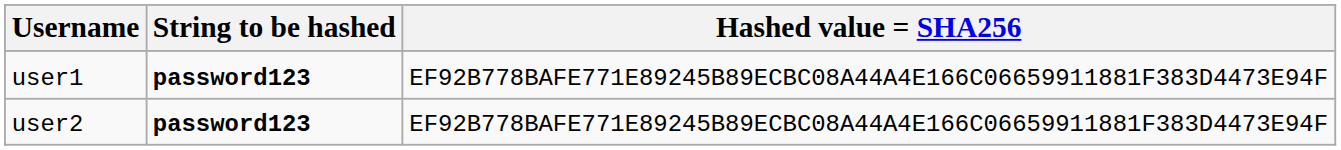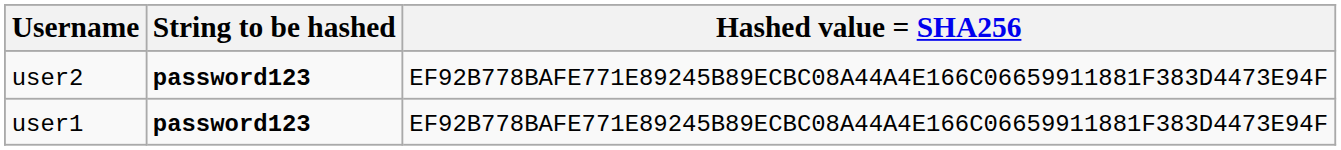rows swapped: (48, 78) <-> (48, 124)
